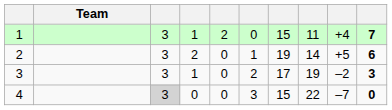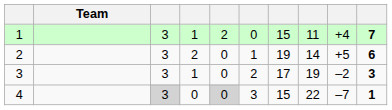(224, 94) no background -> (224, 94) lightgrey background
(372, 94) 0 -> (372, 94) 1
